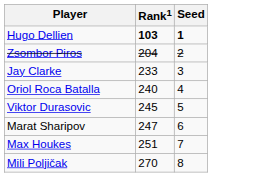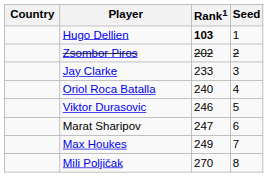+ column: (32, 15)
(180, 35) bold -> (236, 35) normal
(148, 53) 204 -> (204, 53) 202
(148, 108) 245 -> (204, 108) 246
(148, 144) 251 -> (204, 144) 249
